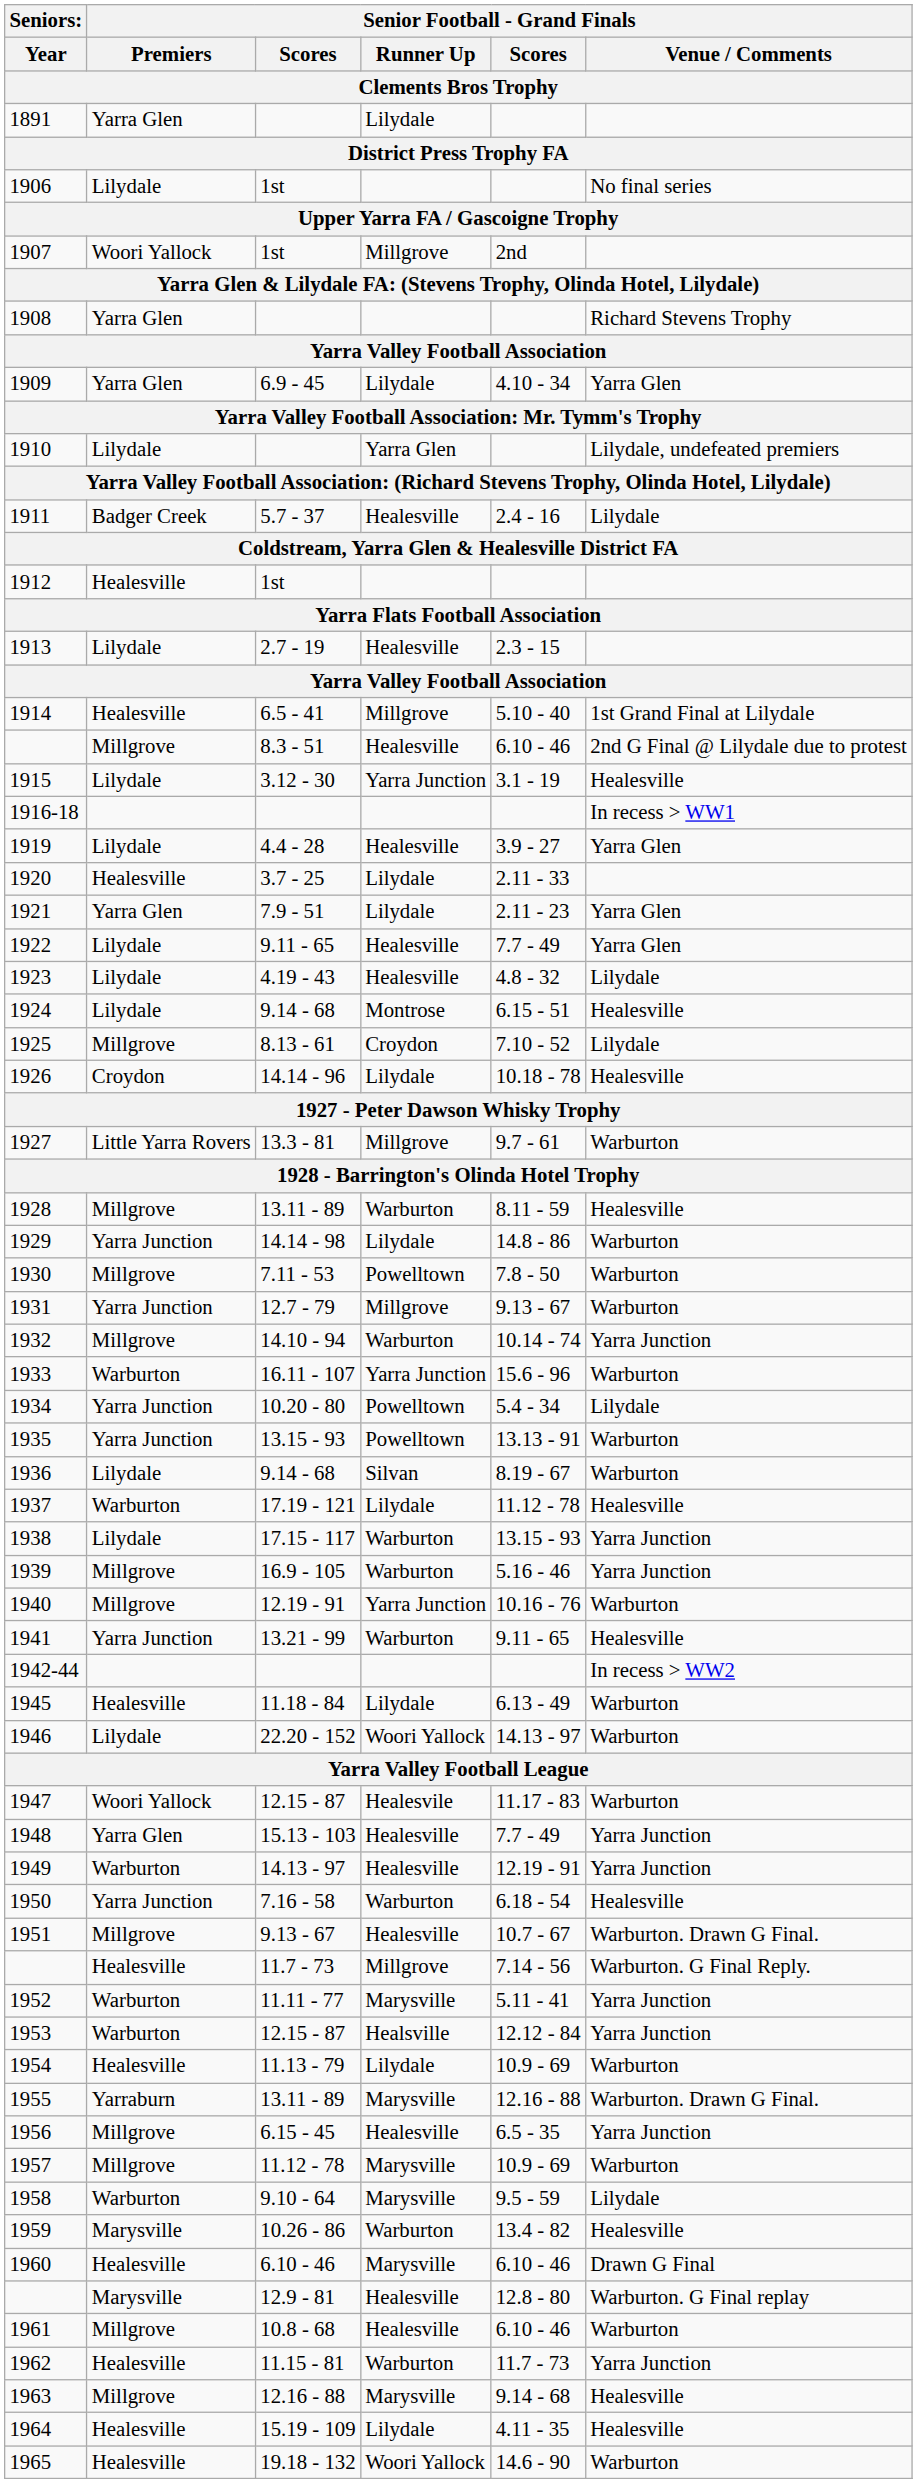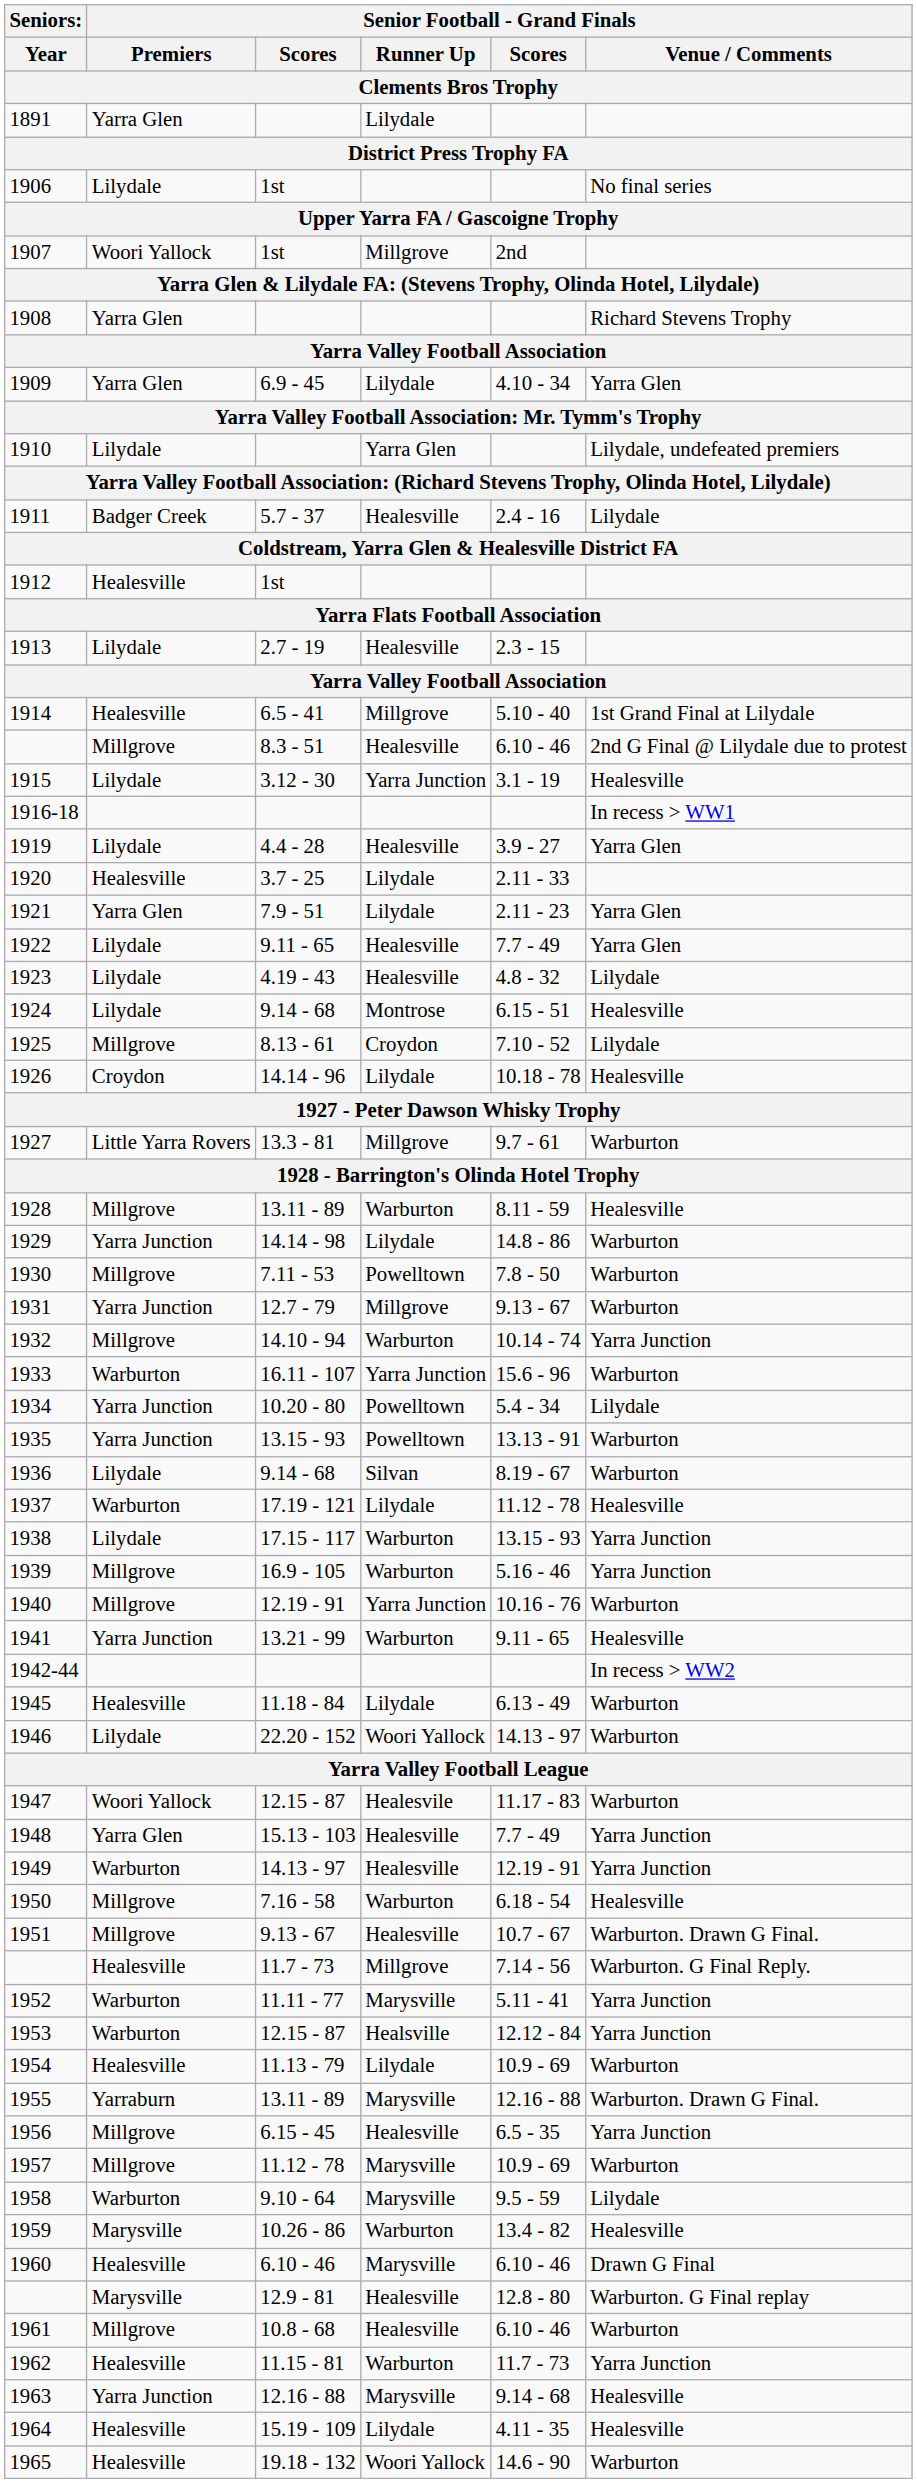(152, 1901) Yarra Junction -> (133, 1901) Millgrove
(133, 2396) Millgrove -> (152, 2396) Yarra Junction
